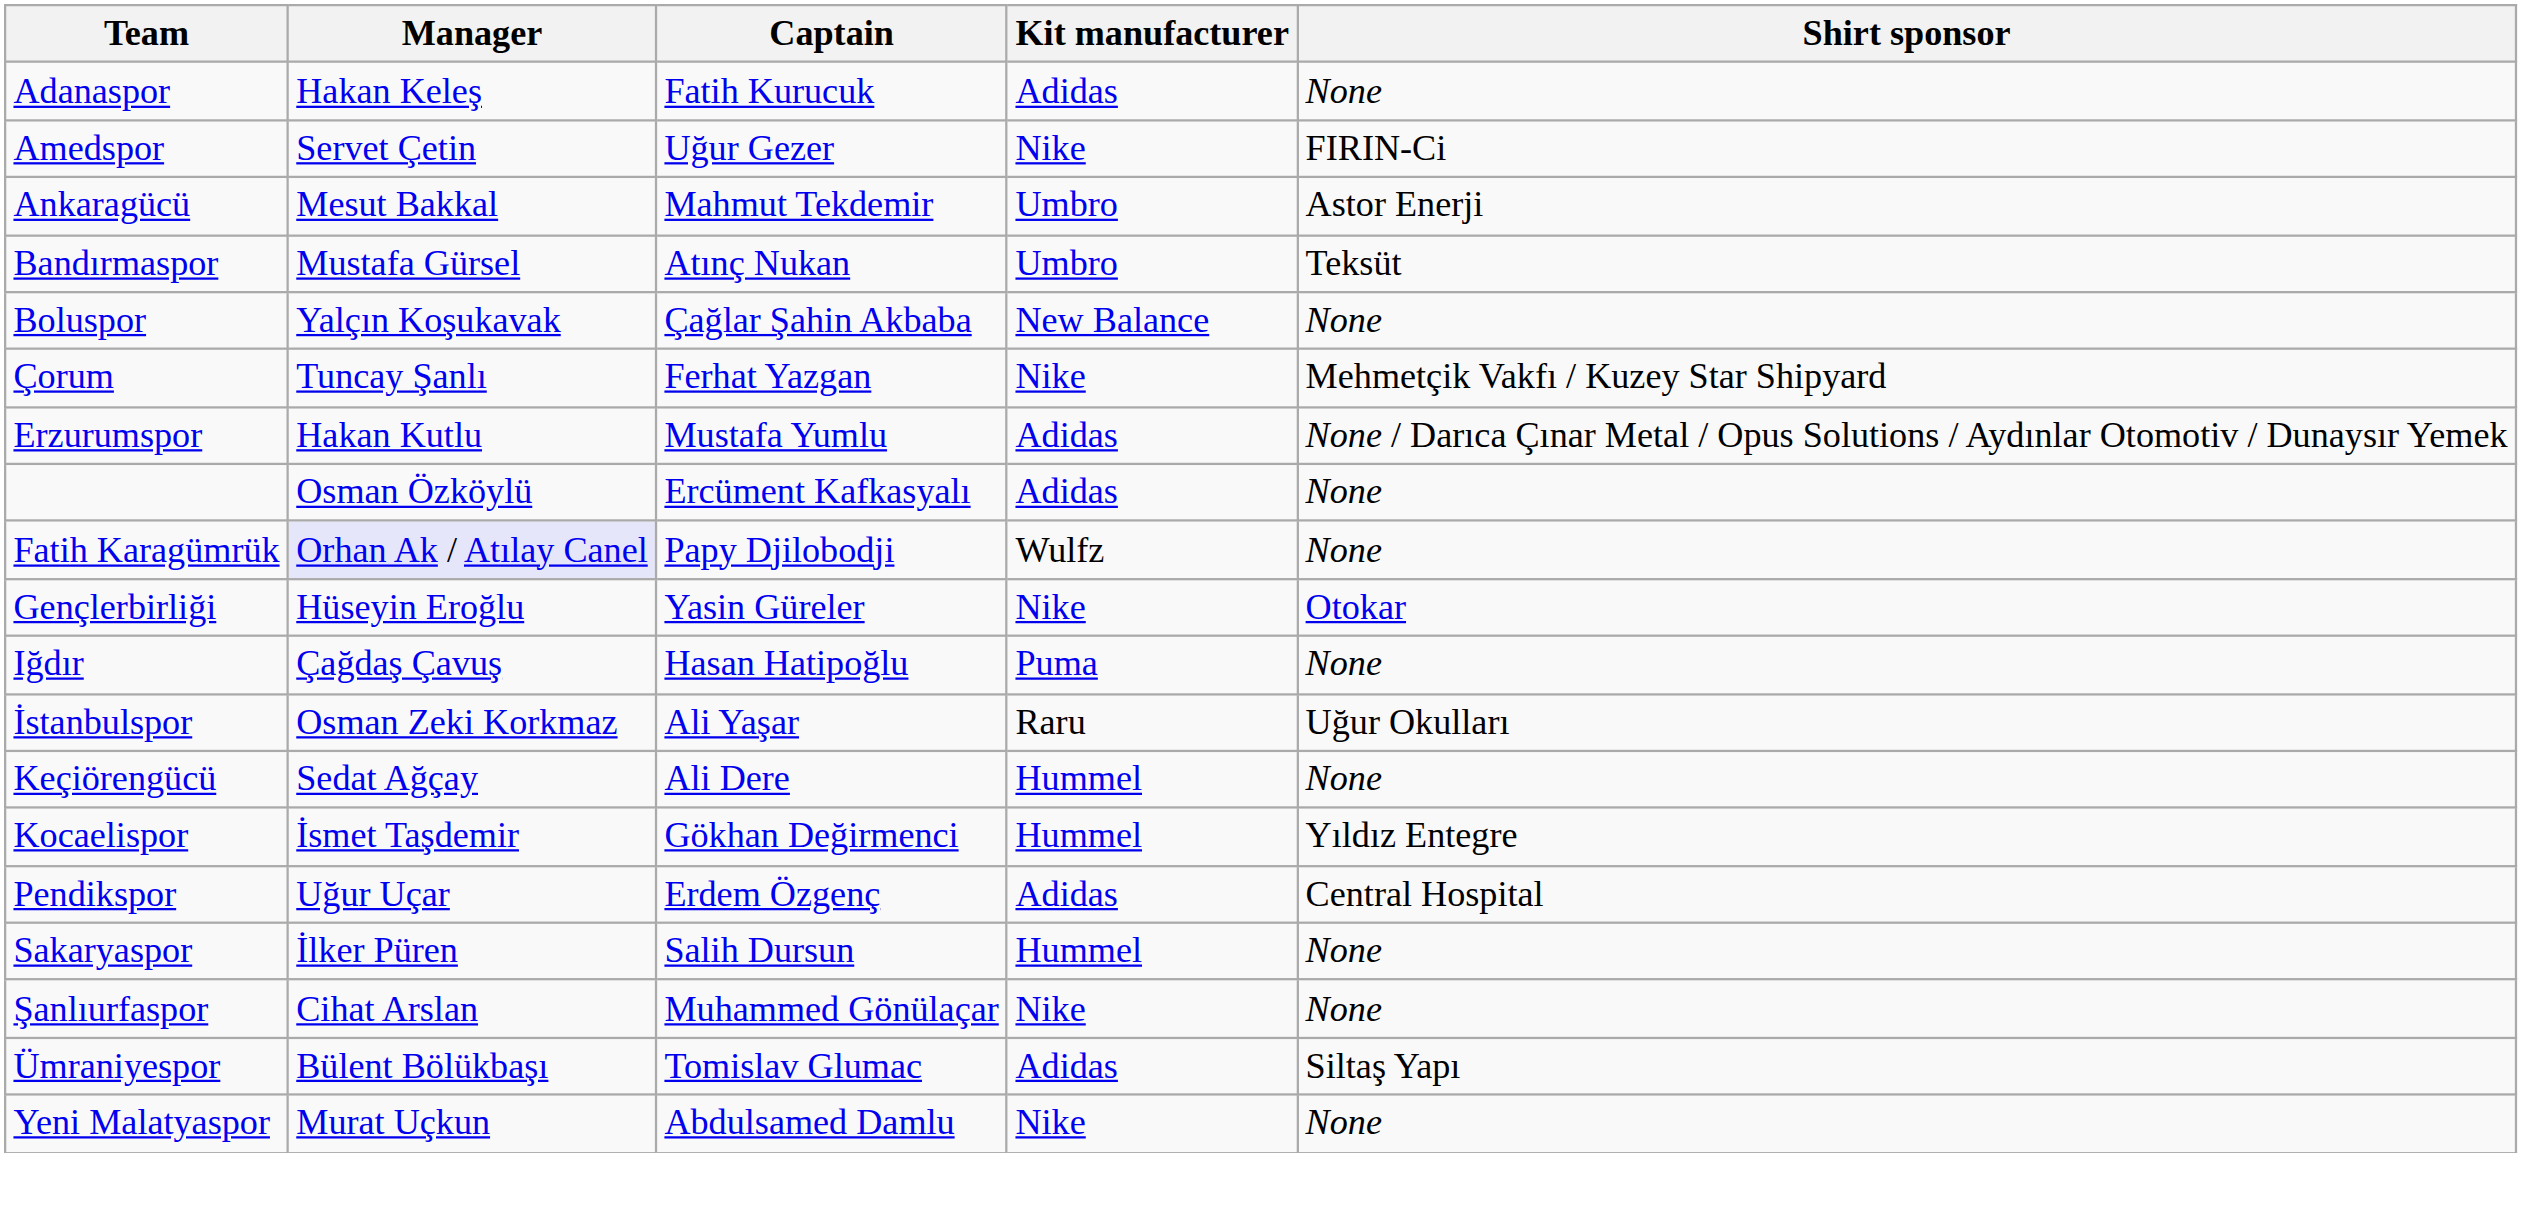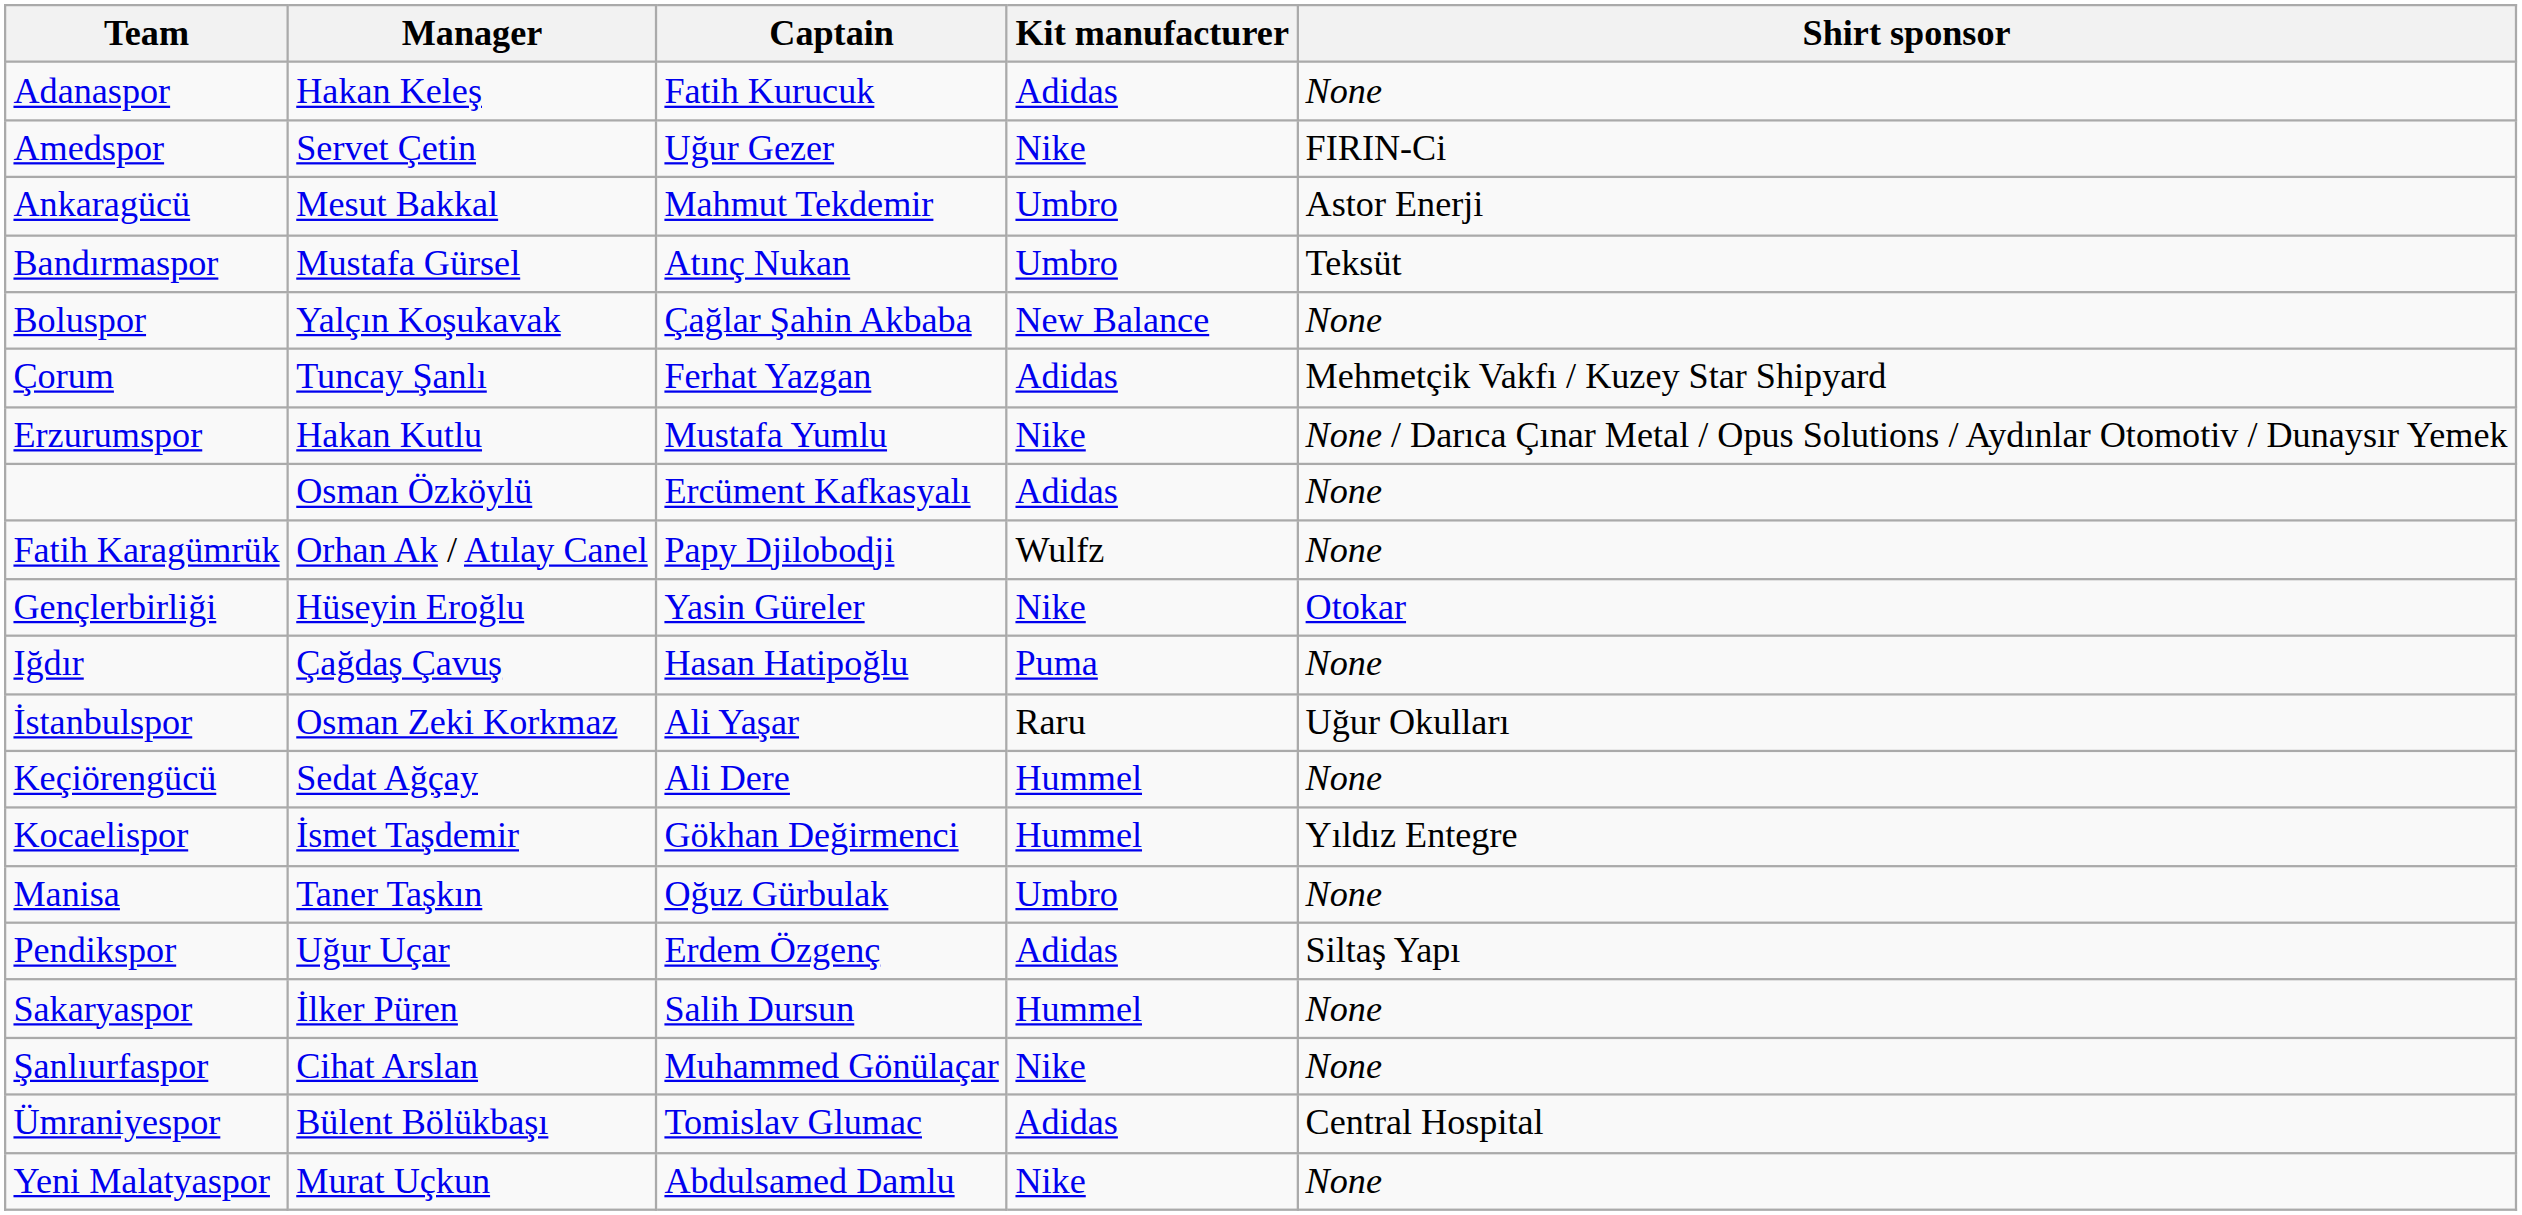(1051, 377) Nike -> (1067, 377) Adidas
(1067, 434) Adidas -> (1051, 434) Nike
(472, 549) lavender background -> (472, 549) no background
+ row: (67, 893)
(1425, 893) Central Hospital -> (1383, 950) Siltaş Yapı
(1383, 1065) Siltaş Yapı -> (1425, 1122) Central Hospital
